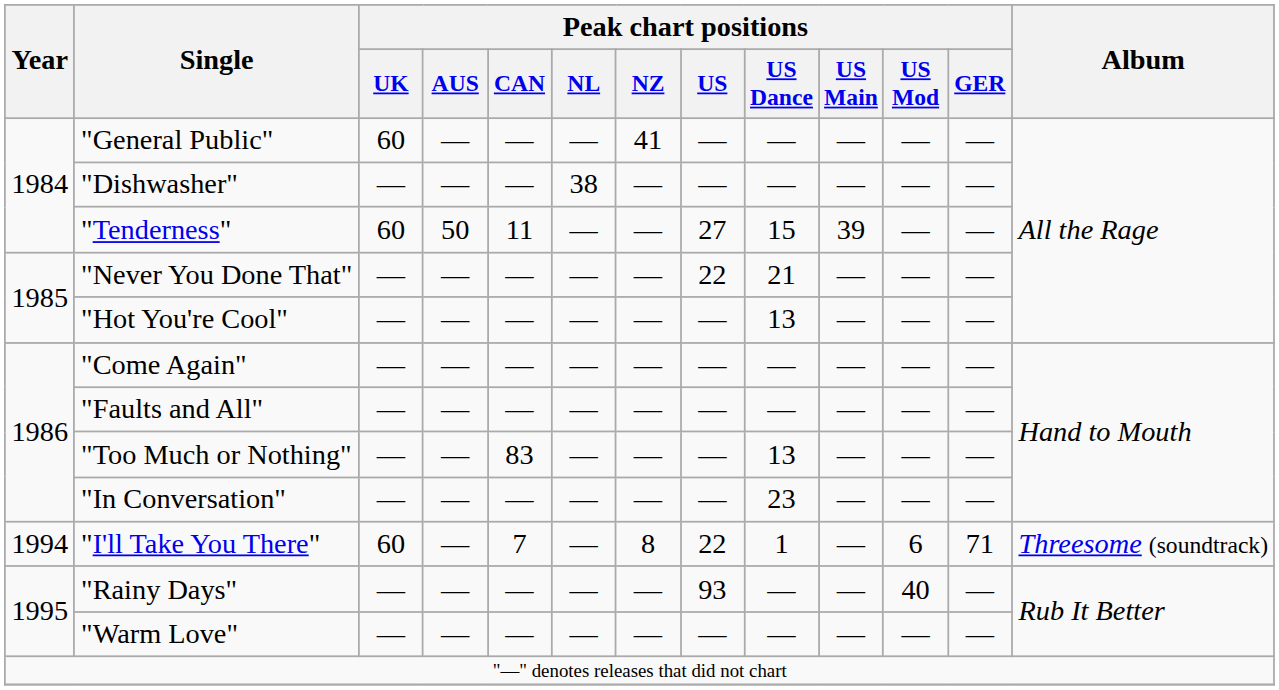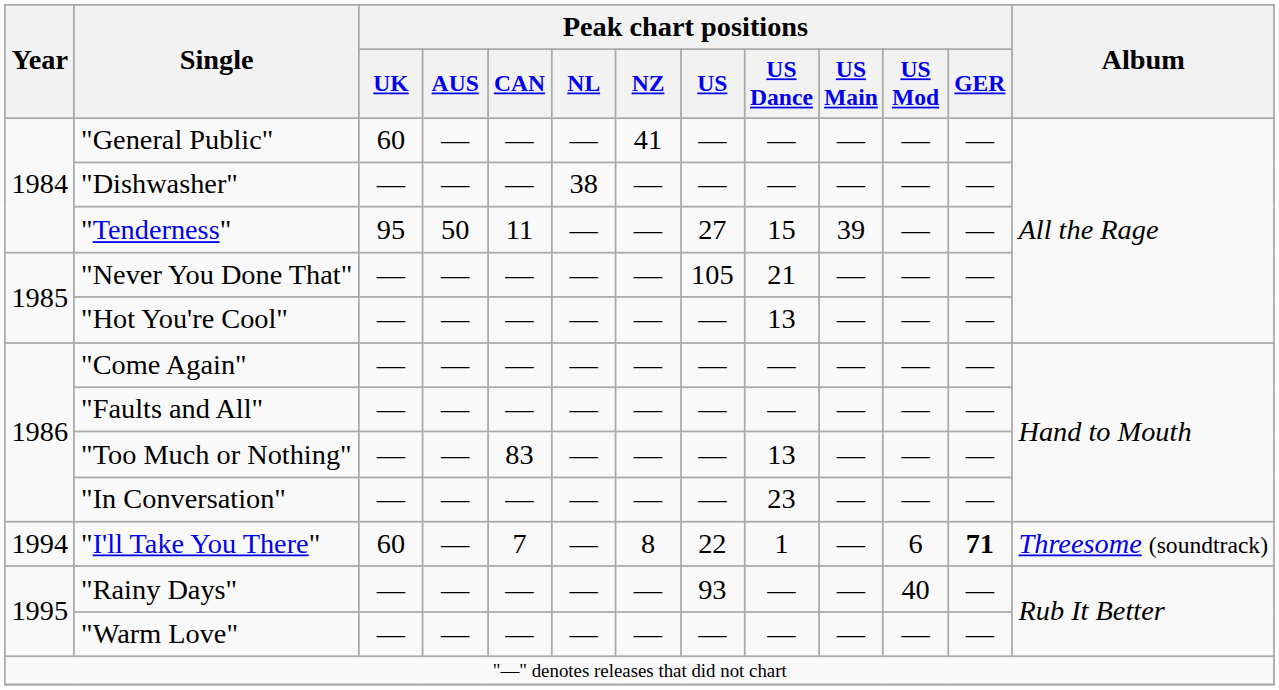(391, 229) 60 -> (391, 229) 95
(712, 274) 22 -> (712, 274) 105
(980, 543) normal -> (980, 543) bold
